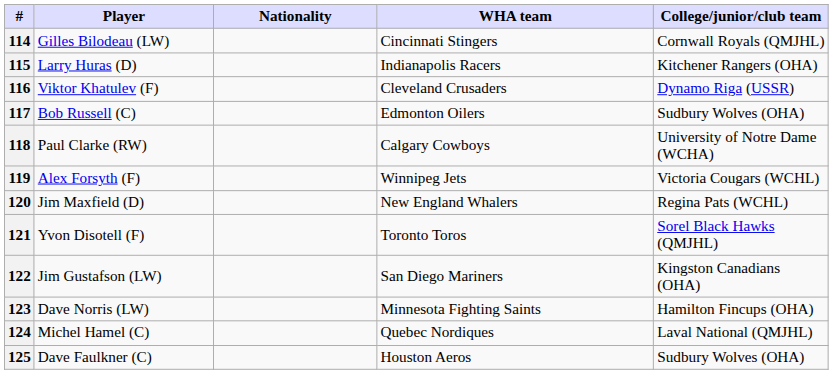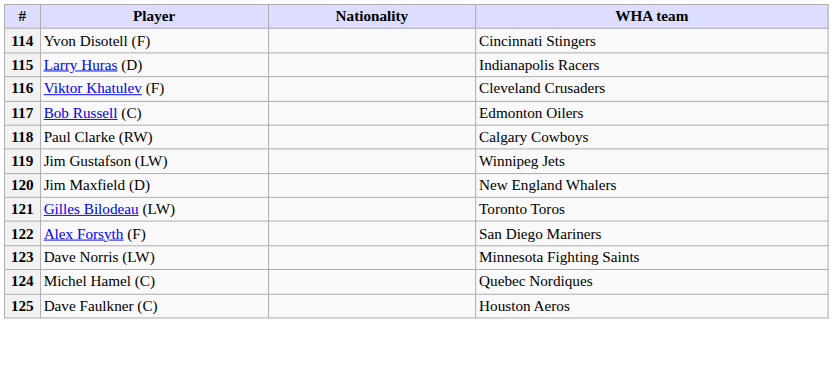- column: (741, 16)
(103, 40) Gilles Bilodeau (LW) -> (97, 40) Yvon Disotell (F)
(89, 178) Alex Forsyth (F) -> (106, 161) Jim Gustafson (LW)
(91, 235) Yvon Disotell (F) -> (109, 209) Gilles Bilodeau (LW)
(100, 276) Jim Gustafson (LW) -> (95, 233) Alex Forsyth (F)
